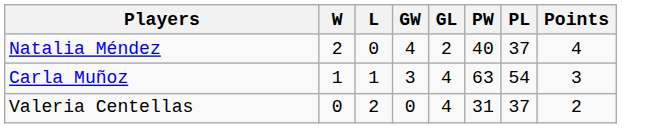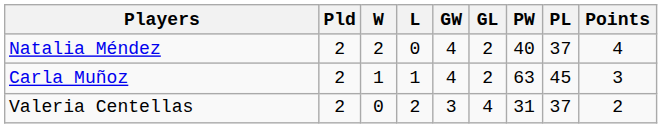+ column: (340, 19)
(410, 78) 3 -> (451, 78) 4
(446, 78) 4 -> (488, 78) 2
(519, 78) 54 -> (560, 78) 45
(410, 108) 0 -> (451, 108) 3
